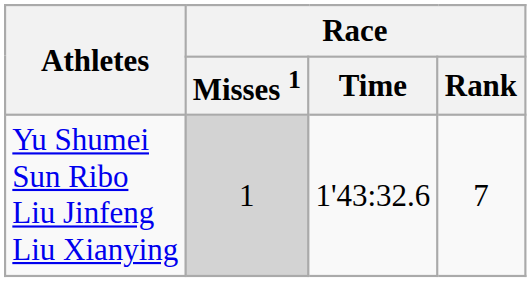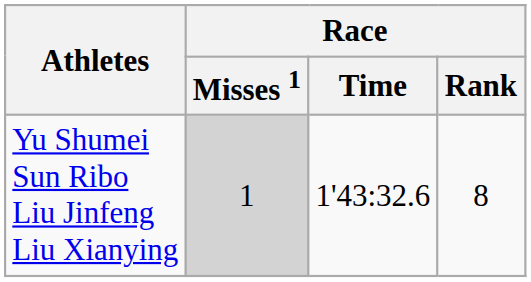(481, 195) 7 -> (481, 195) 8
